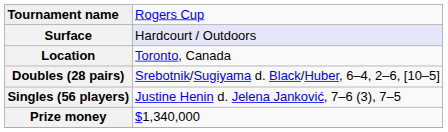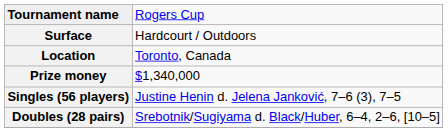(196, 35) lavender background -> (196, 35) no background
rows swapped: (68, 117) <-> (68, 76)
